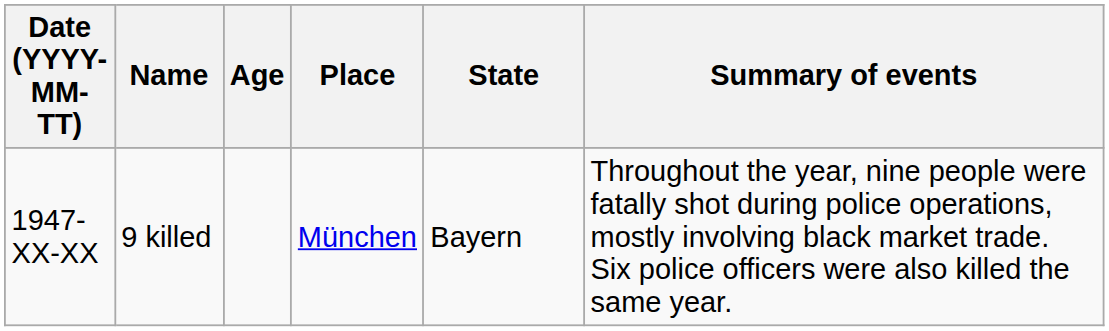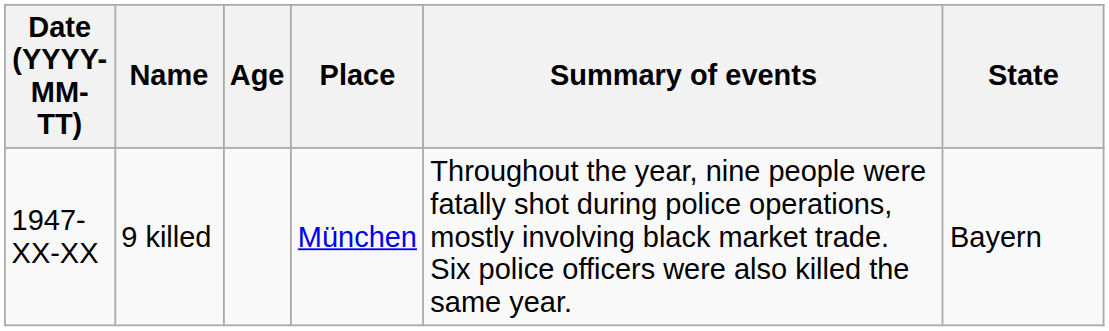columns swapped: (504, 76) <-> (844, 76)
